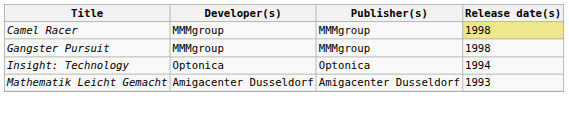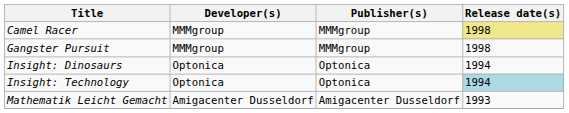+ row: (65, 65)
(478, 65) no background -> (478, 83) lightblue background
